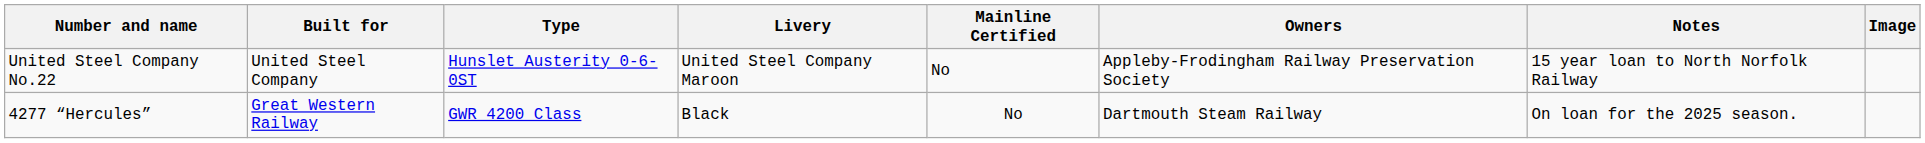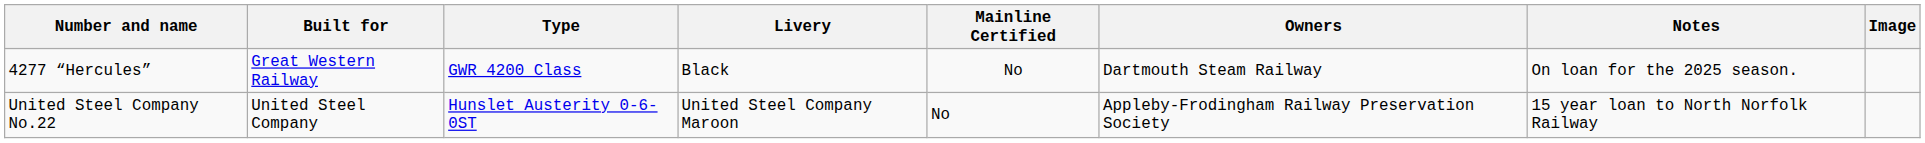rows swapped: (80, 115) <-> (104, 71)
